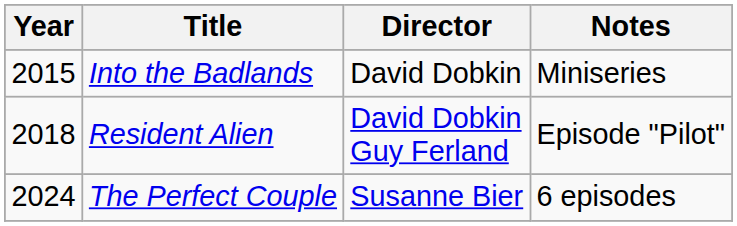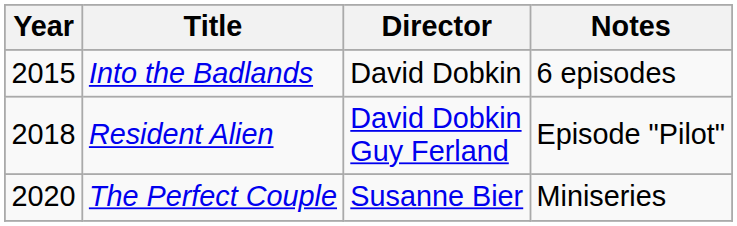(601, 73) Miniseries -> (606, 73) 6 episodes
(44, 196) 2024 -> (44, 196) 2020
(606, 196) 6 episodes -> (601, 196) Miniseries
